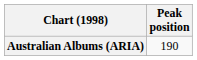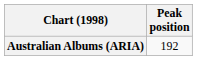(169, 45) 190 -> (169, 45) 192
